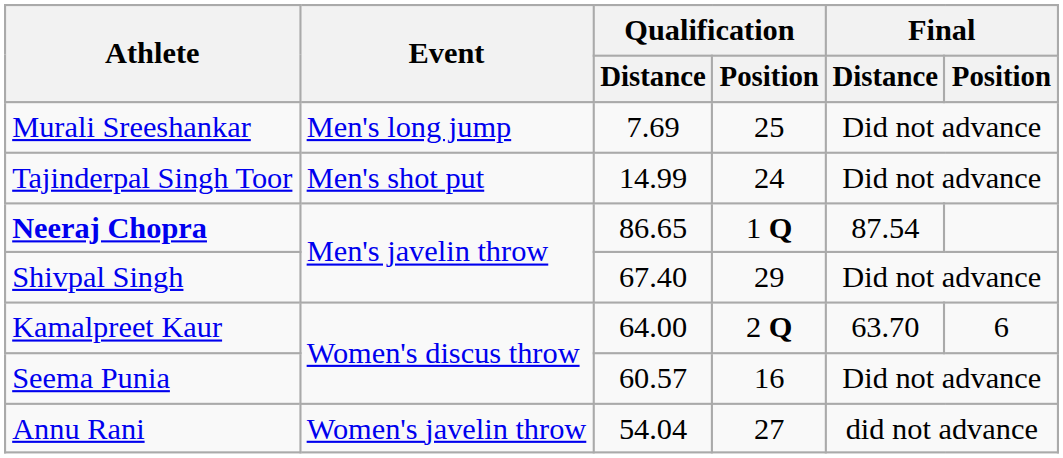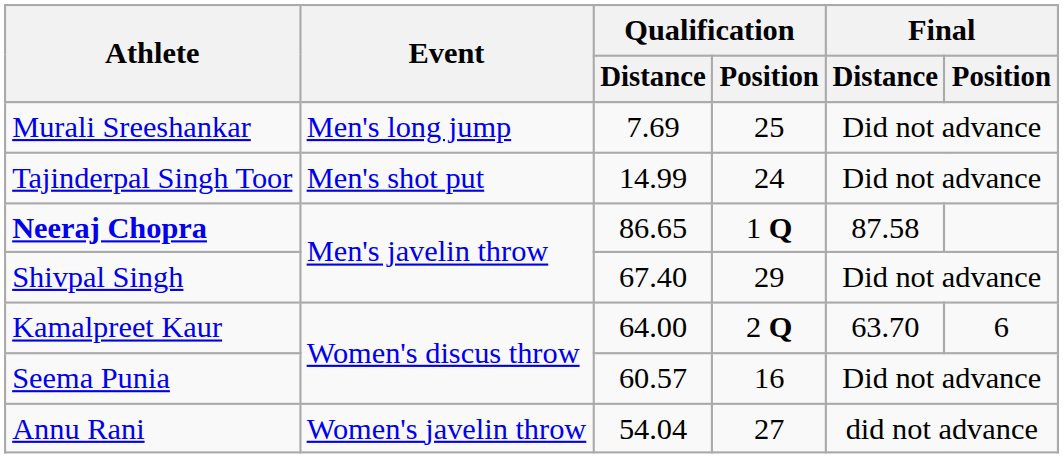(885, 227) 87.54 -> (885, 227) 87.58
